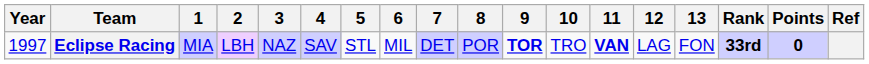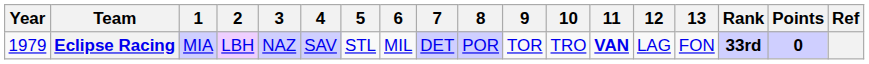(27, 45) 1997 -> (27, 45) 1979
(525, 45) bold -> (525, 45) normal
